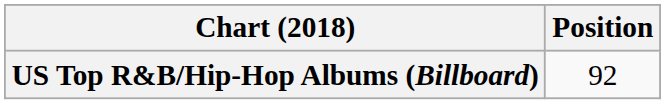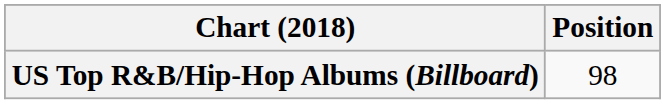(603, 74) 92 -> (603, 74) 98
